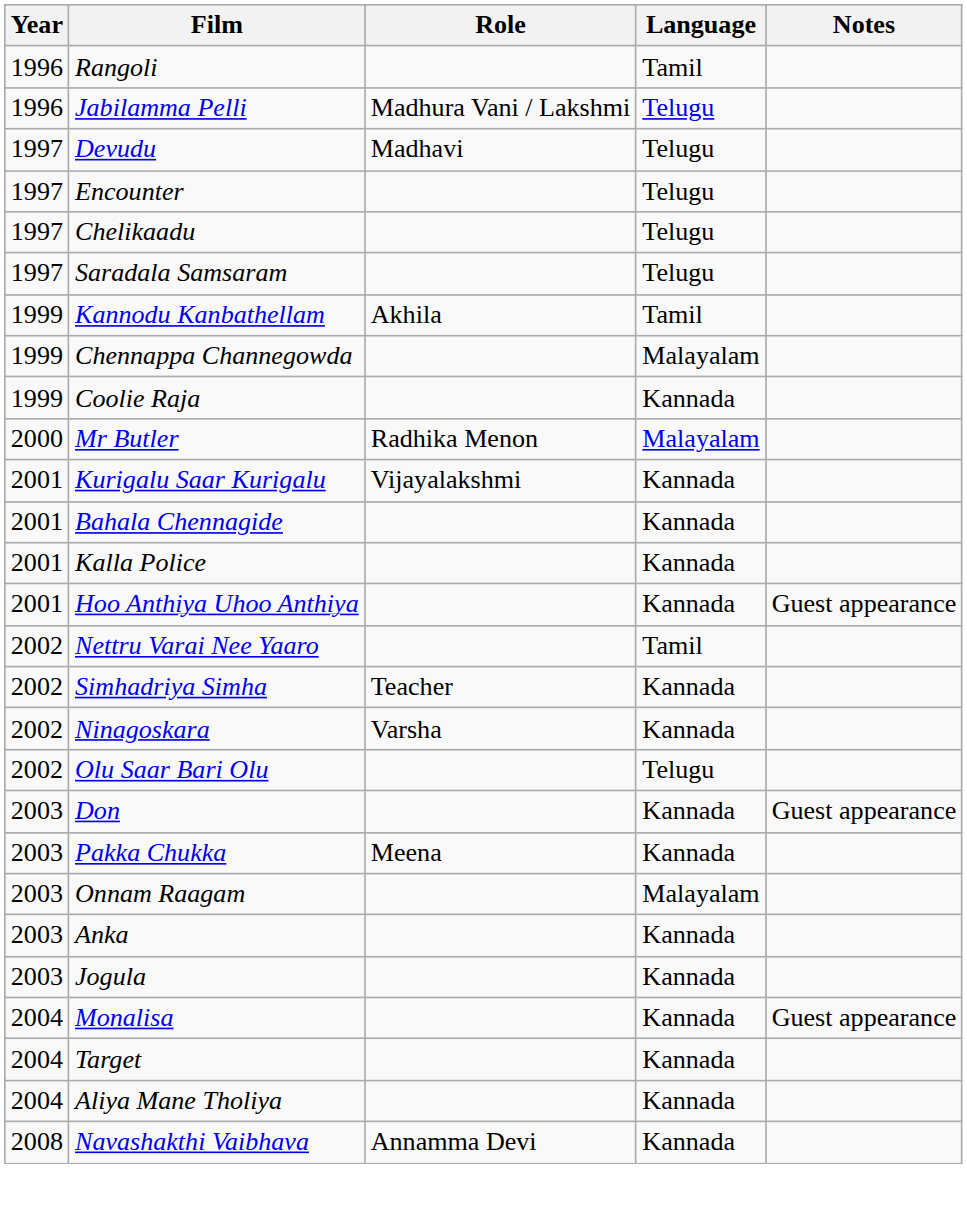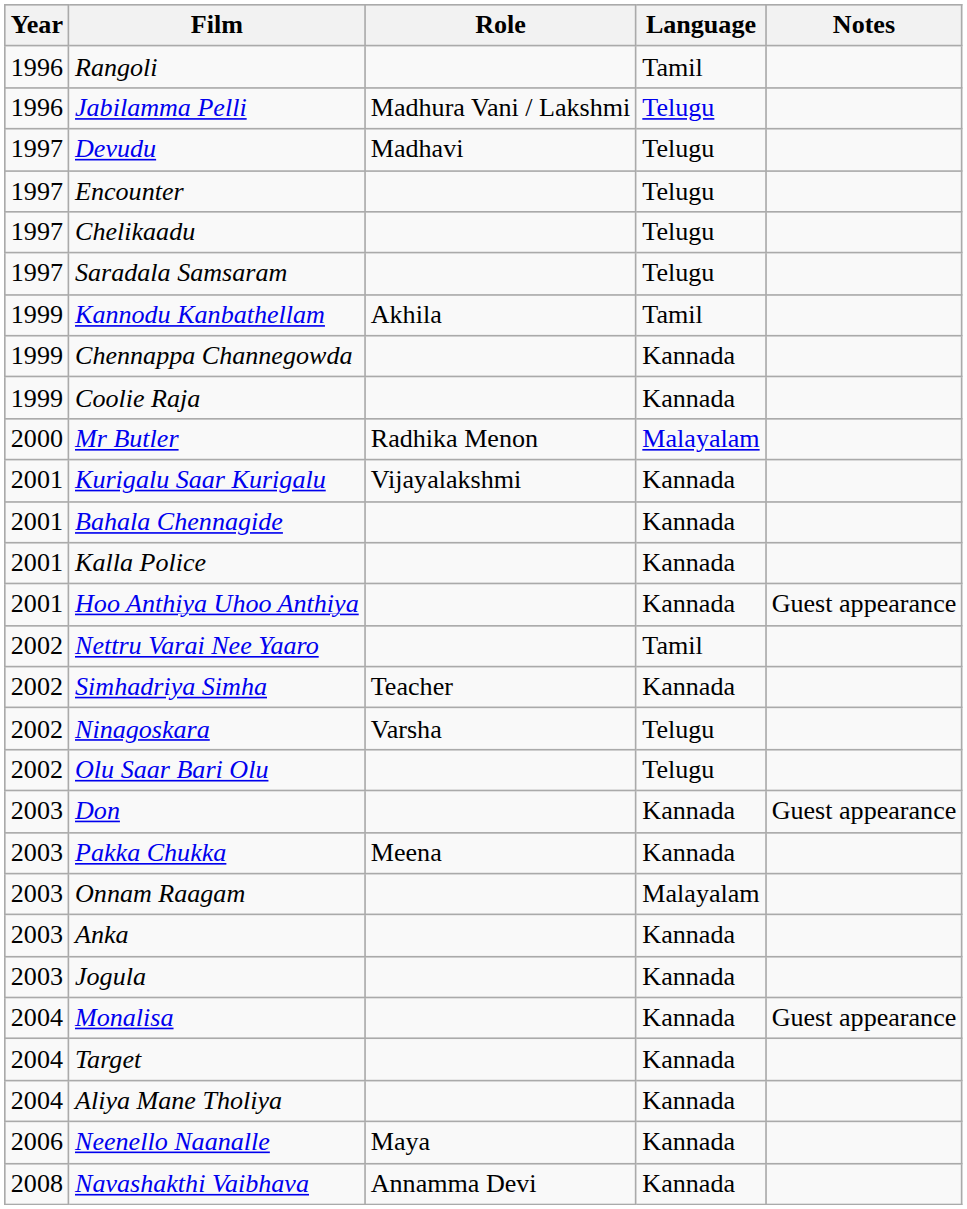(701, 356) Malayalam -> (689, 356) Kannada
(689, 728) Kannada -> (678, 728) Telugu
+ row: (172, 1141)
